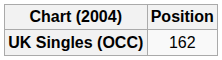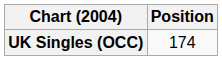(182, 42) 162 -> (182, 42) 174
